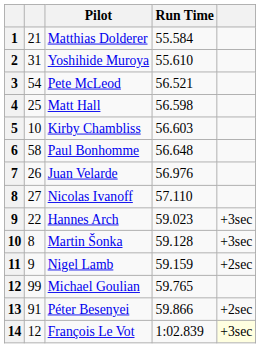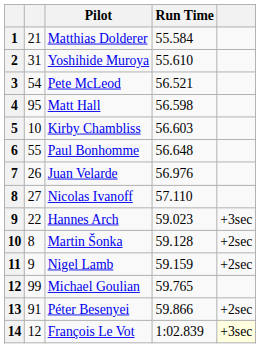(34, 106) 25 -> (34, 106) 95
(34, 151) 58 -> (34, 151) 55
(236, 241) +3sec -> (236, 241) +2sec
